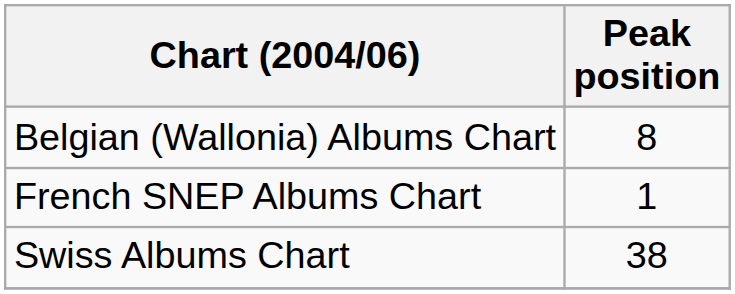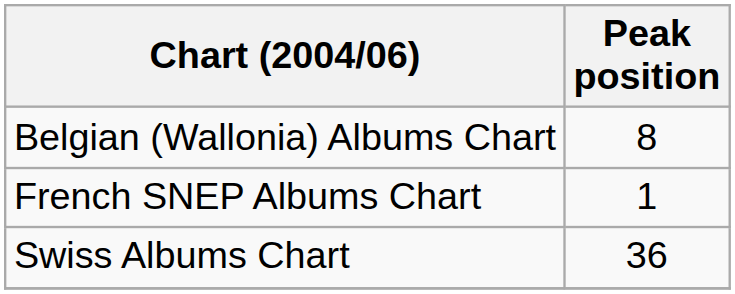(647, 256) 38 -> (647, 256) 36
